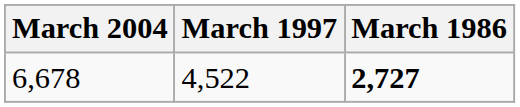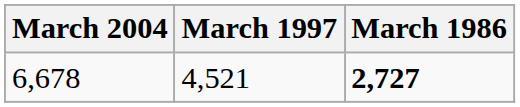(216, 76) 4,522 -> (216, 76) 4,521
